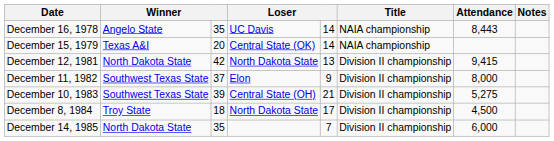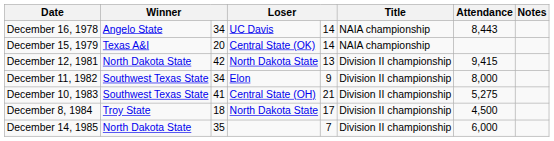(219, 29) 35 -> (219, 29) 34
(219, 78) 37 -> (219, 78) 34
(219, 95) 39 -> (219, 95) 41
